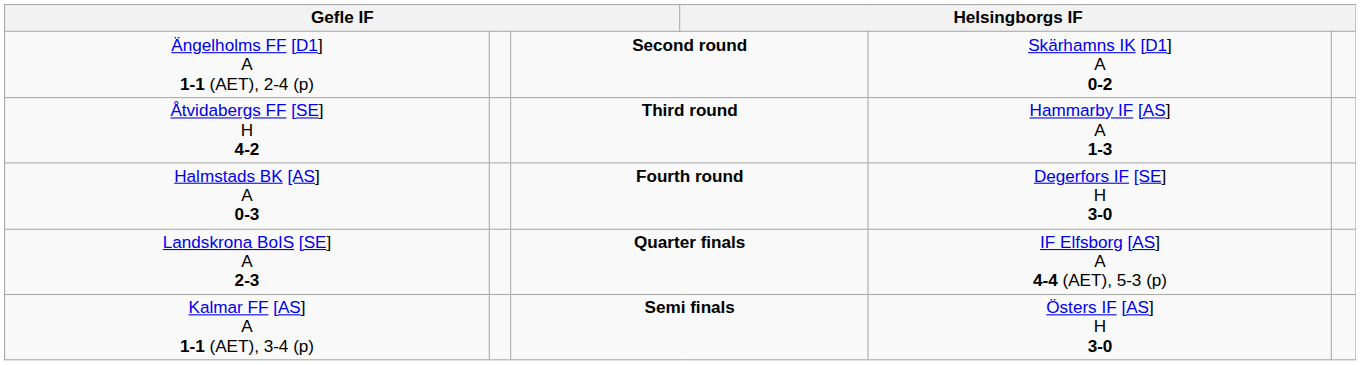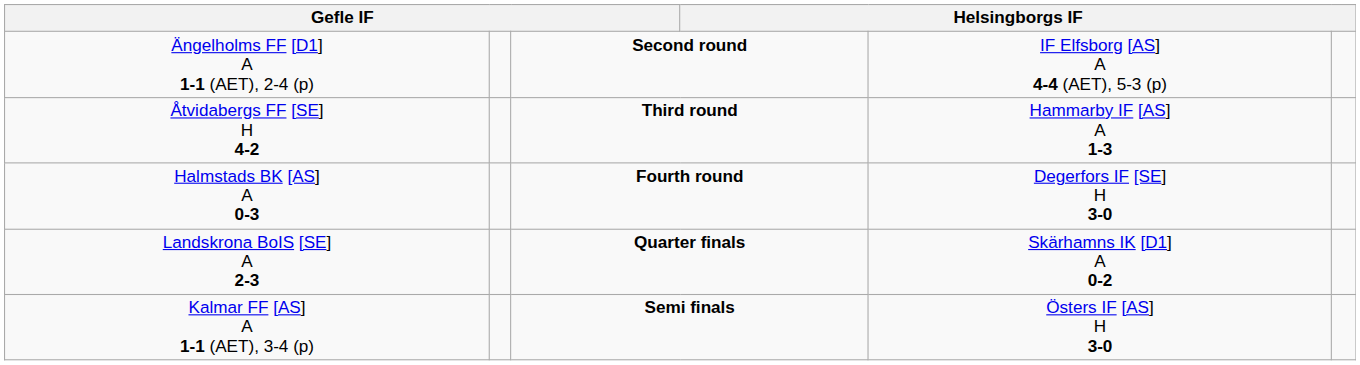(1100, 64) Skärhamns IK [D1] A 0-2 -> (1100, 64) IF Elfsborg [AS] A 4-4 (AET), 5-3 (p)
(1100, 261) IF Elfsborg [AS] A 4-4 (AET), 5-3 (p) -> (1100, 261) Skärhamns IK [D1] A 0-2
